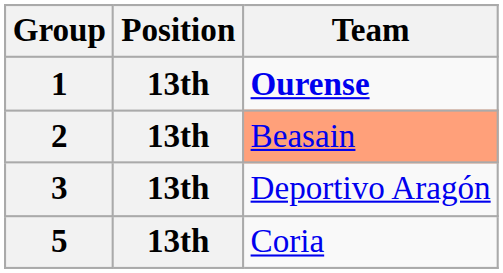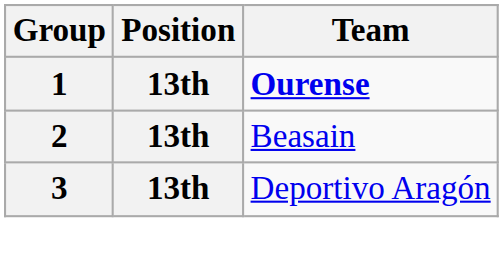(303, 135) lightsalmon background -> (303, 135) no background
- row: (59, 240)
